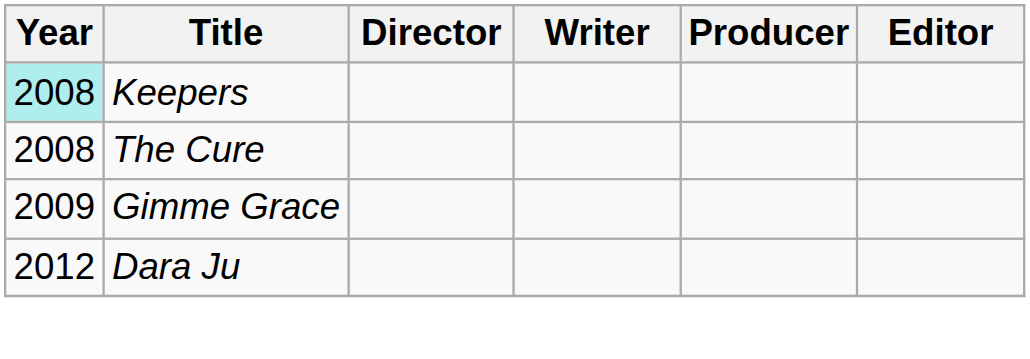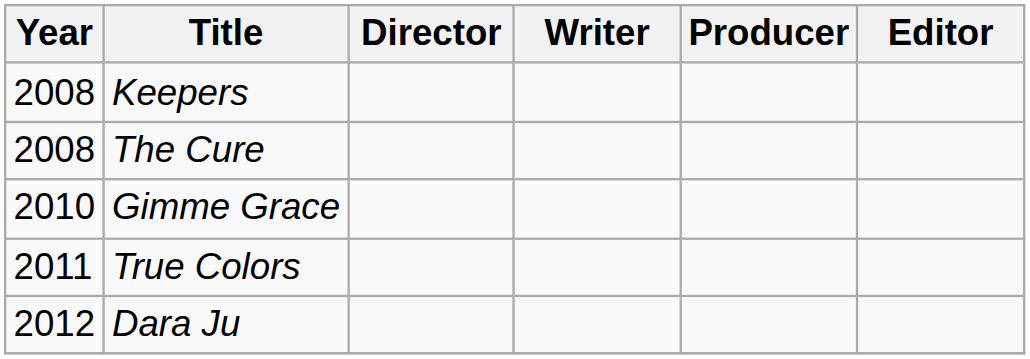(54, 91) paleturquoise background -> (54, 91) no background
(54, 207) 2009 -> (54, 207) 2010
+ row: (206, 265)
